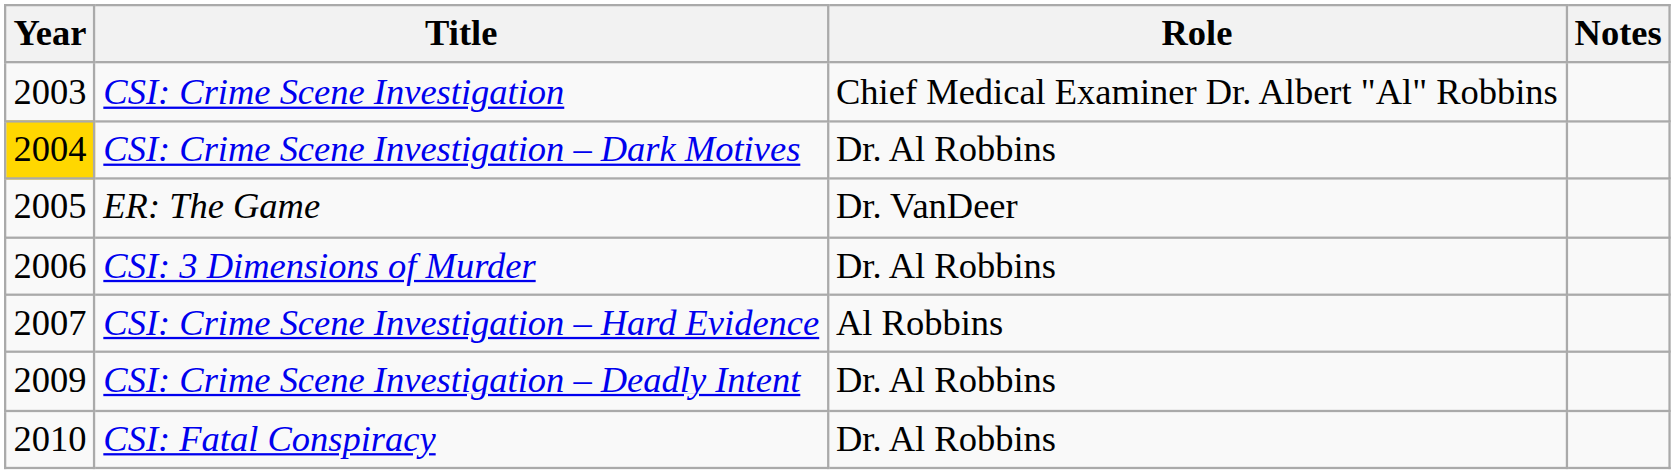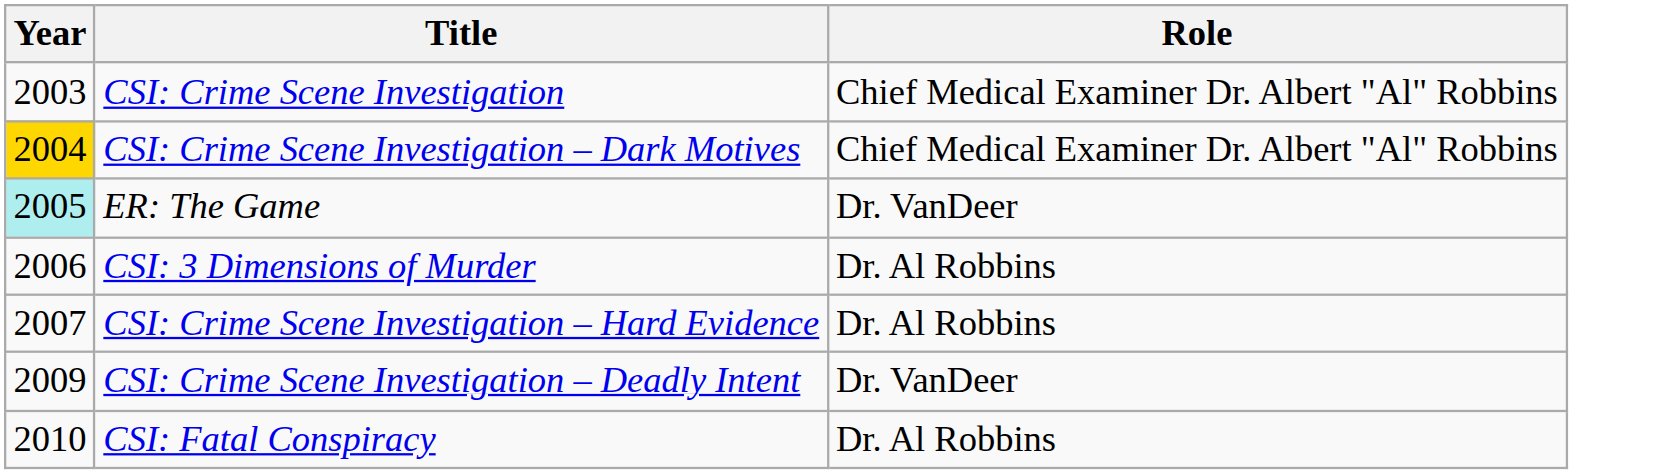- column: (1618, 33)
(946, 149) Dr. Al Robbins -> (1197, 149) Chief Medical Examiner Dr. Albert "Al" Robbins
(50, 206) no background -> (50, 206) paleturquoise background
(920, 322) Al Robbins -> (946, 322) Dr. Al Robbins
(946, 380) Dr. Al Robbins -> (927, 380) Dr. VanDeer
